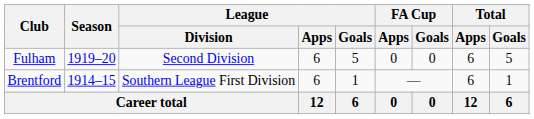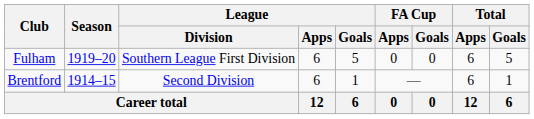(209, 59) Second Division -> (209, 59) Southern League First Division
(209, 80) Southern League First Division -> (209, 80) Second Division
